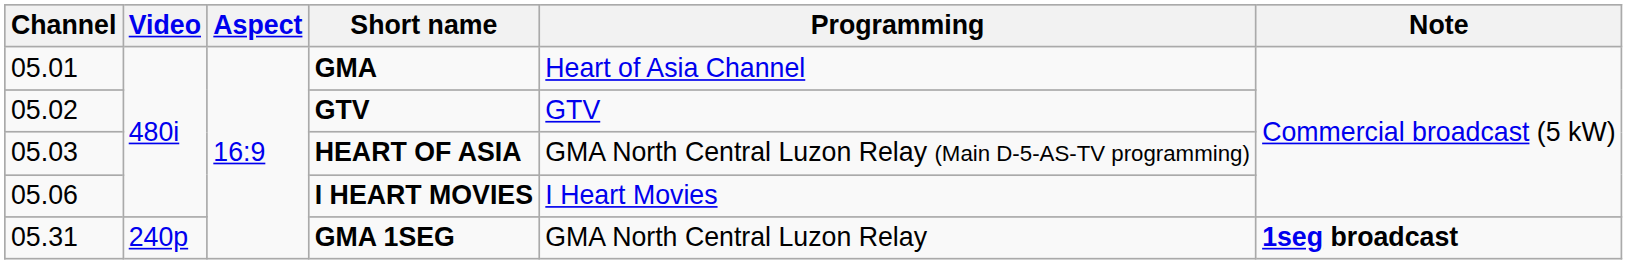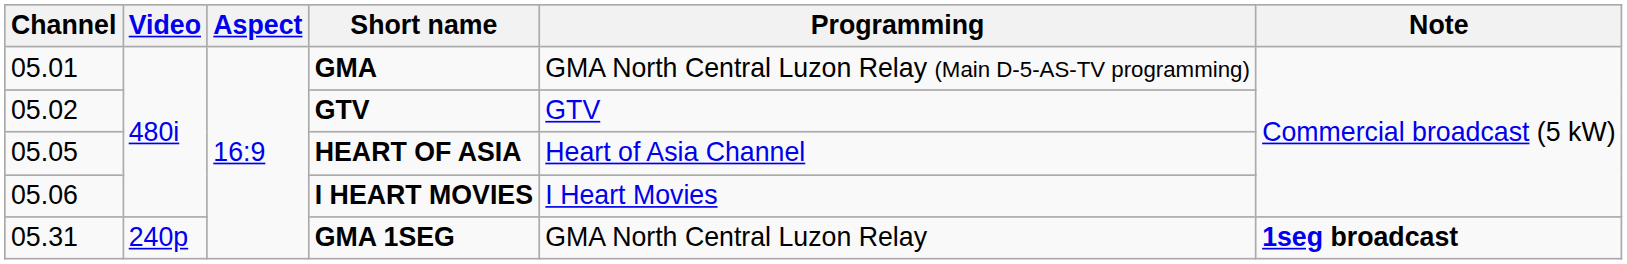(675, 68) Heart of Asia Channel -> (898, 68) GMA North Central Luzon Relay (Main D-5-AS-TV programming)
(44, 152) 05.03 -> (44, 152) 05.05
(898, 152) GMA North Central Luzon Relay (Main D-5-AS-TV programming) -> (675, 152) Heart of Asia Channel
